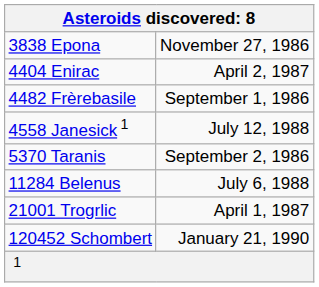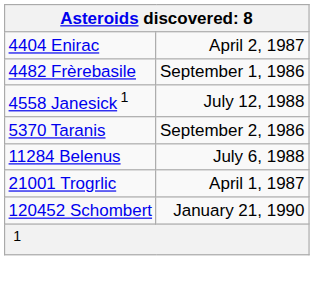- row: (54, 45)
